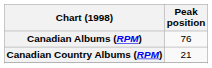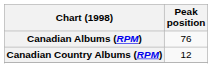(186, 54) 21 -> (186, 54) 12
